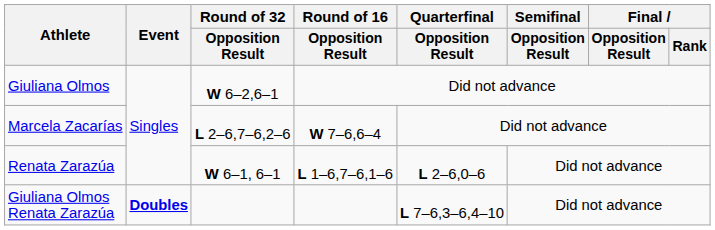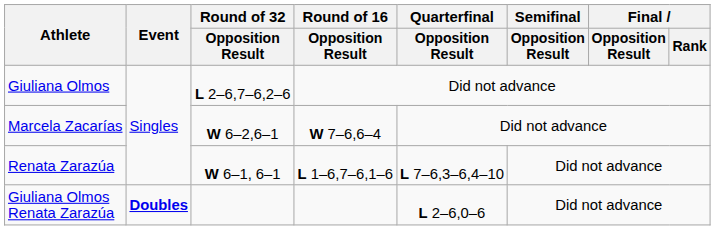(243, 94) W 6–2,6–1 -> (243, 94) L 2–6,7–6,2–6
(243, 134) L 2–6,7–6,2–6 -> (243, 134) W 6–2,6–1
(452, 174) L 2–6,0–6 -> (452, 174) L 7–6,3–6,4–10
(452, 214) L 7–6,3–6,4–10 -> (452, 214) L 2–6,0–6
